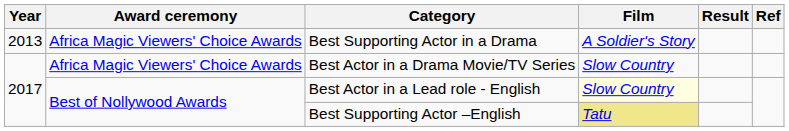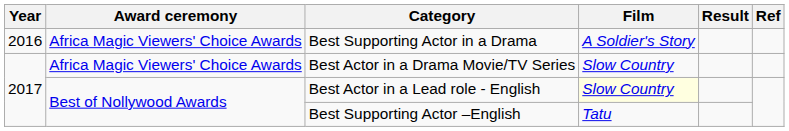(25, 41) 2013 -> (25, 41) 2016
(597, 114) khaki background -> (597, 114) no background
